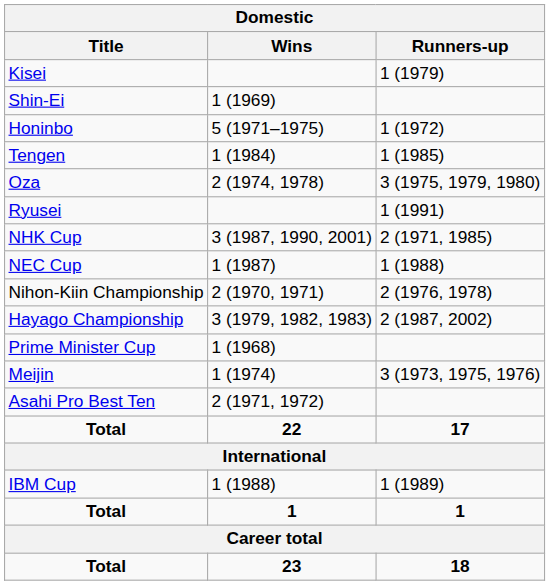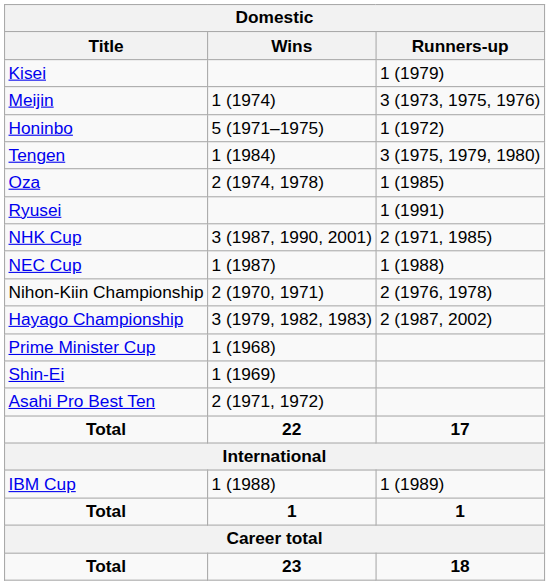rows swapped: (31, 374) <-> (36, 100)
(412, 155) 1 (1985) -> (460, 155) 3 (1975, 1979, 1980)
(460, 182) 3 (1975, 1979, 1980) -> (412, 182) 1 (1985)
